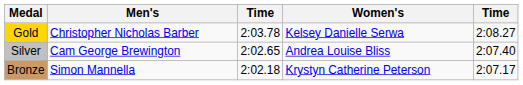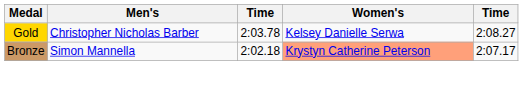- row: (26, 51)
(358, 70) no background -> (358, 51) lightsalmon background
